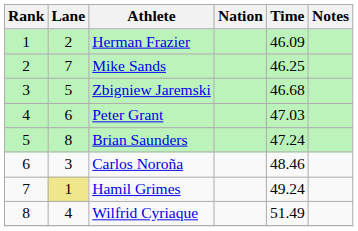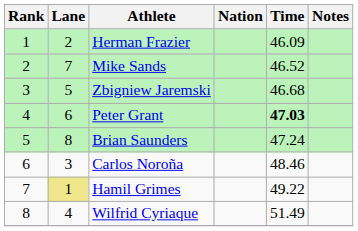(287, 66) 46.25 -> (287, 66) 46.52
(287, 115) normal -> (287, 115) bold
(287, 189) 49.24 -> (287, 189) 49.22
